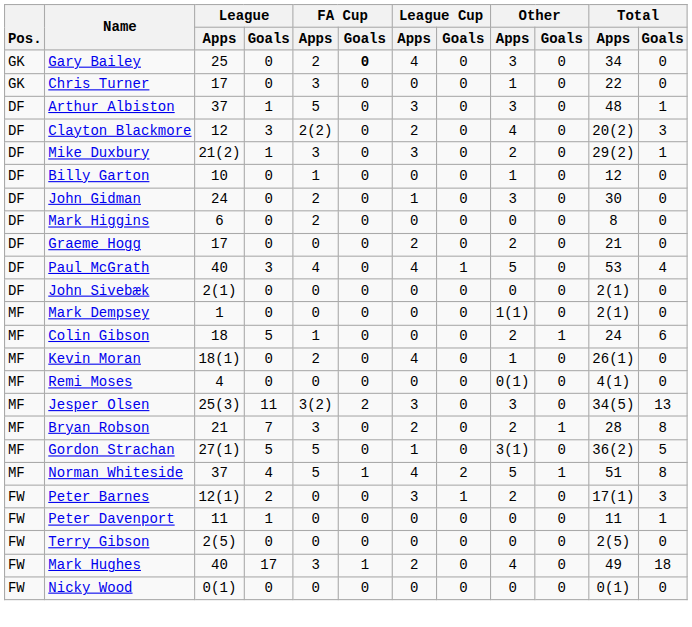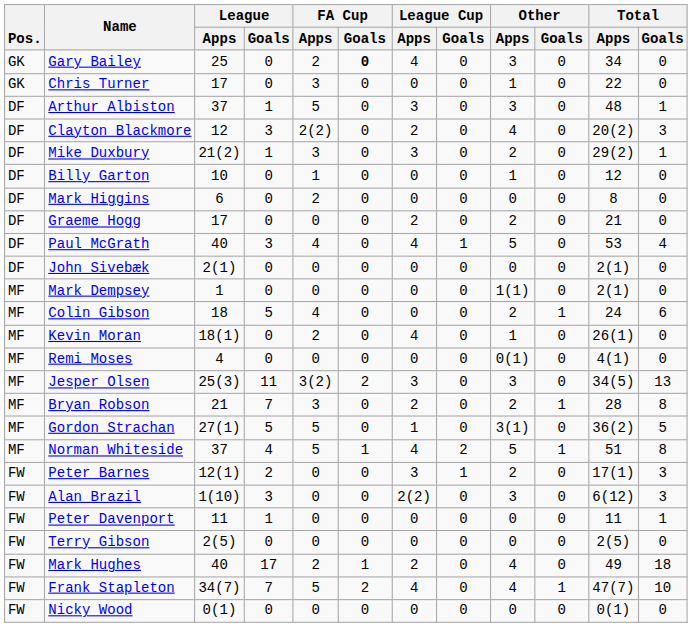- row: (95, 199)
(316, 336) 1 -> (316, 313) 4
+ row: (95, 497)
(316, 565) 3 -> (316, 565) 2
+ row: (111, 588)
